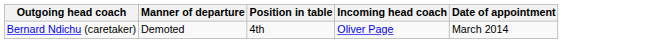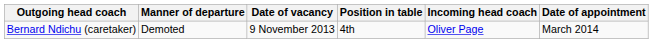+ column: (292, 13)
